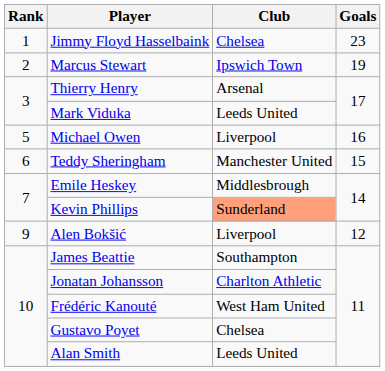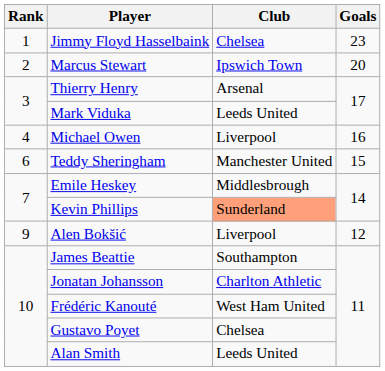(358, 64) 19 -> (358, 64) 20
(26, 137) 5 -> (26, 137) 4
